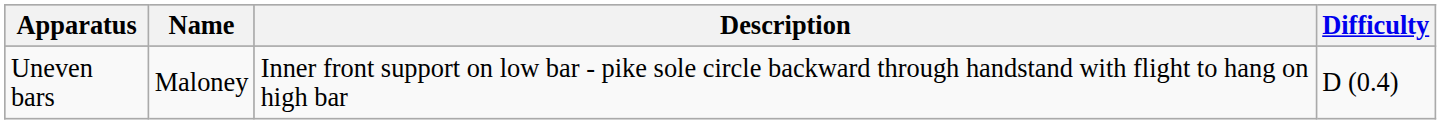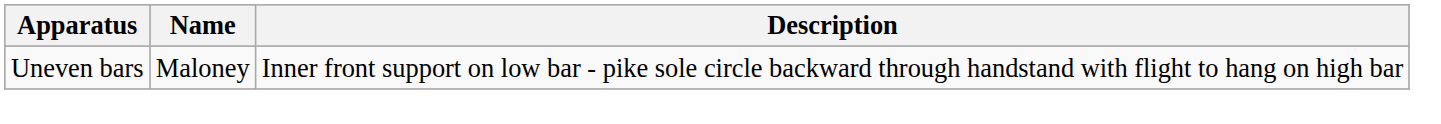- column: (1376, 25)
